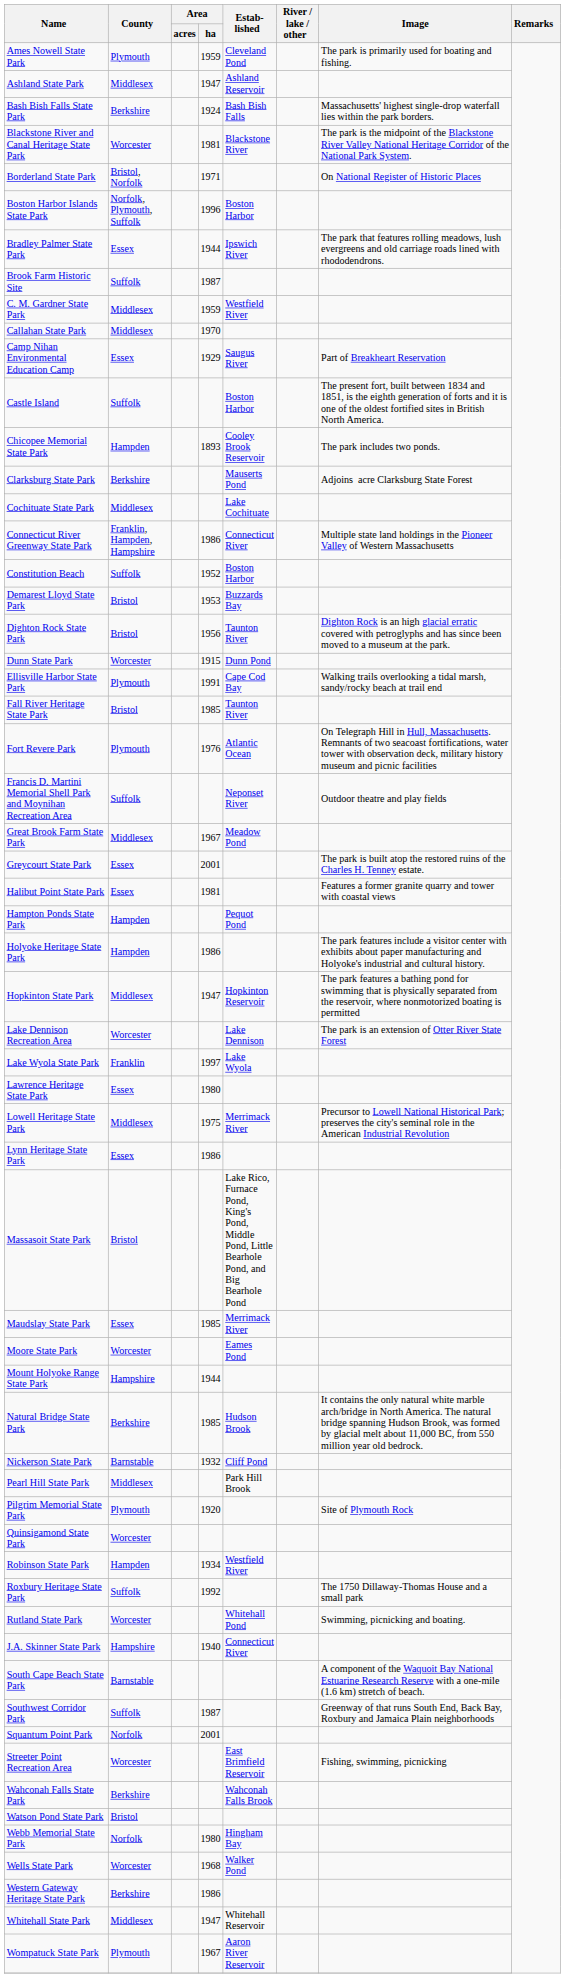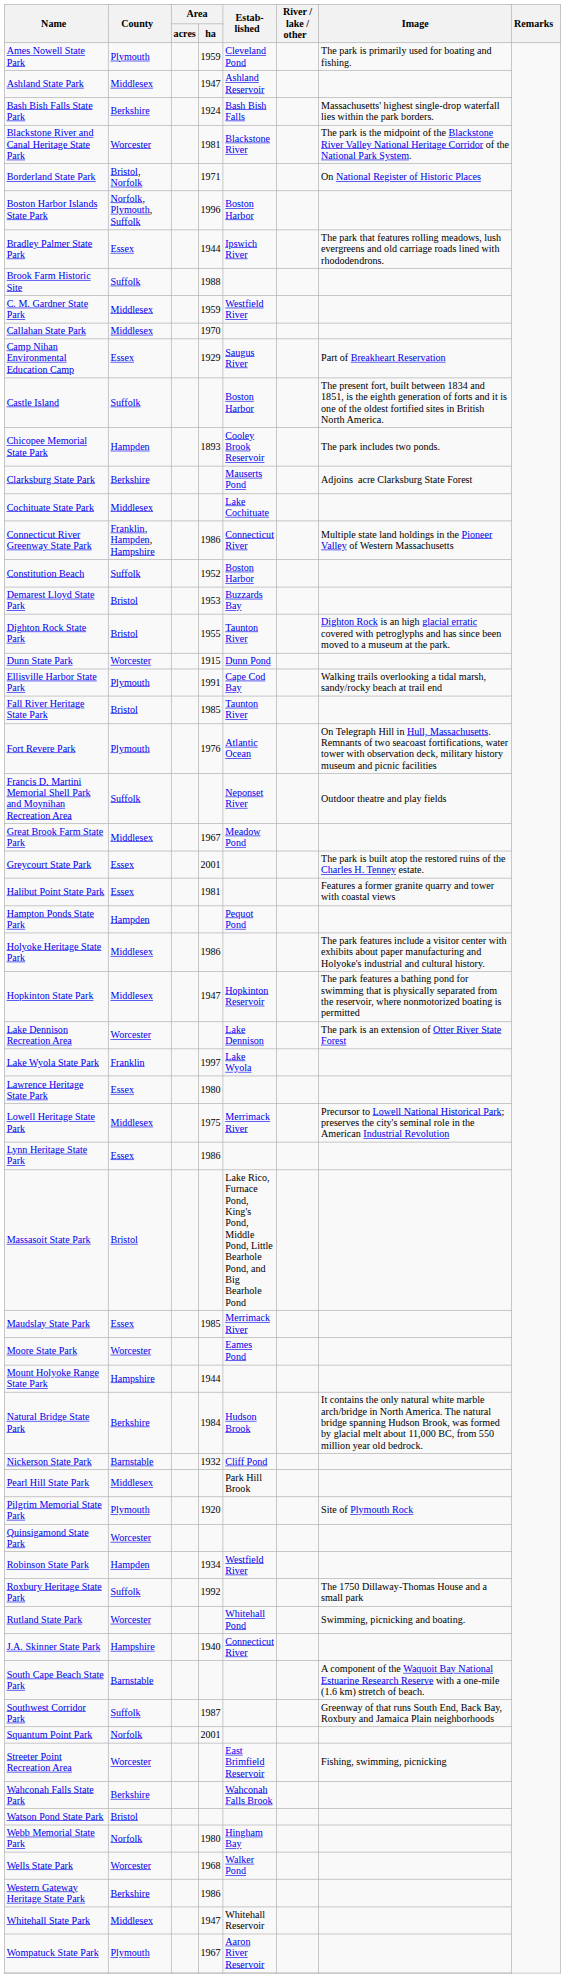(211, 282) 1987 -> (211, 282) 1988
(211, 633) 1956 -> (211, 633) 1955
(130, 952) Hampden -> (132, 952) Middlesex
(211, 1423) 1985 -> (211, 1423) 1984
